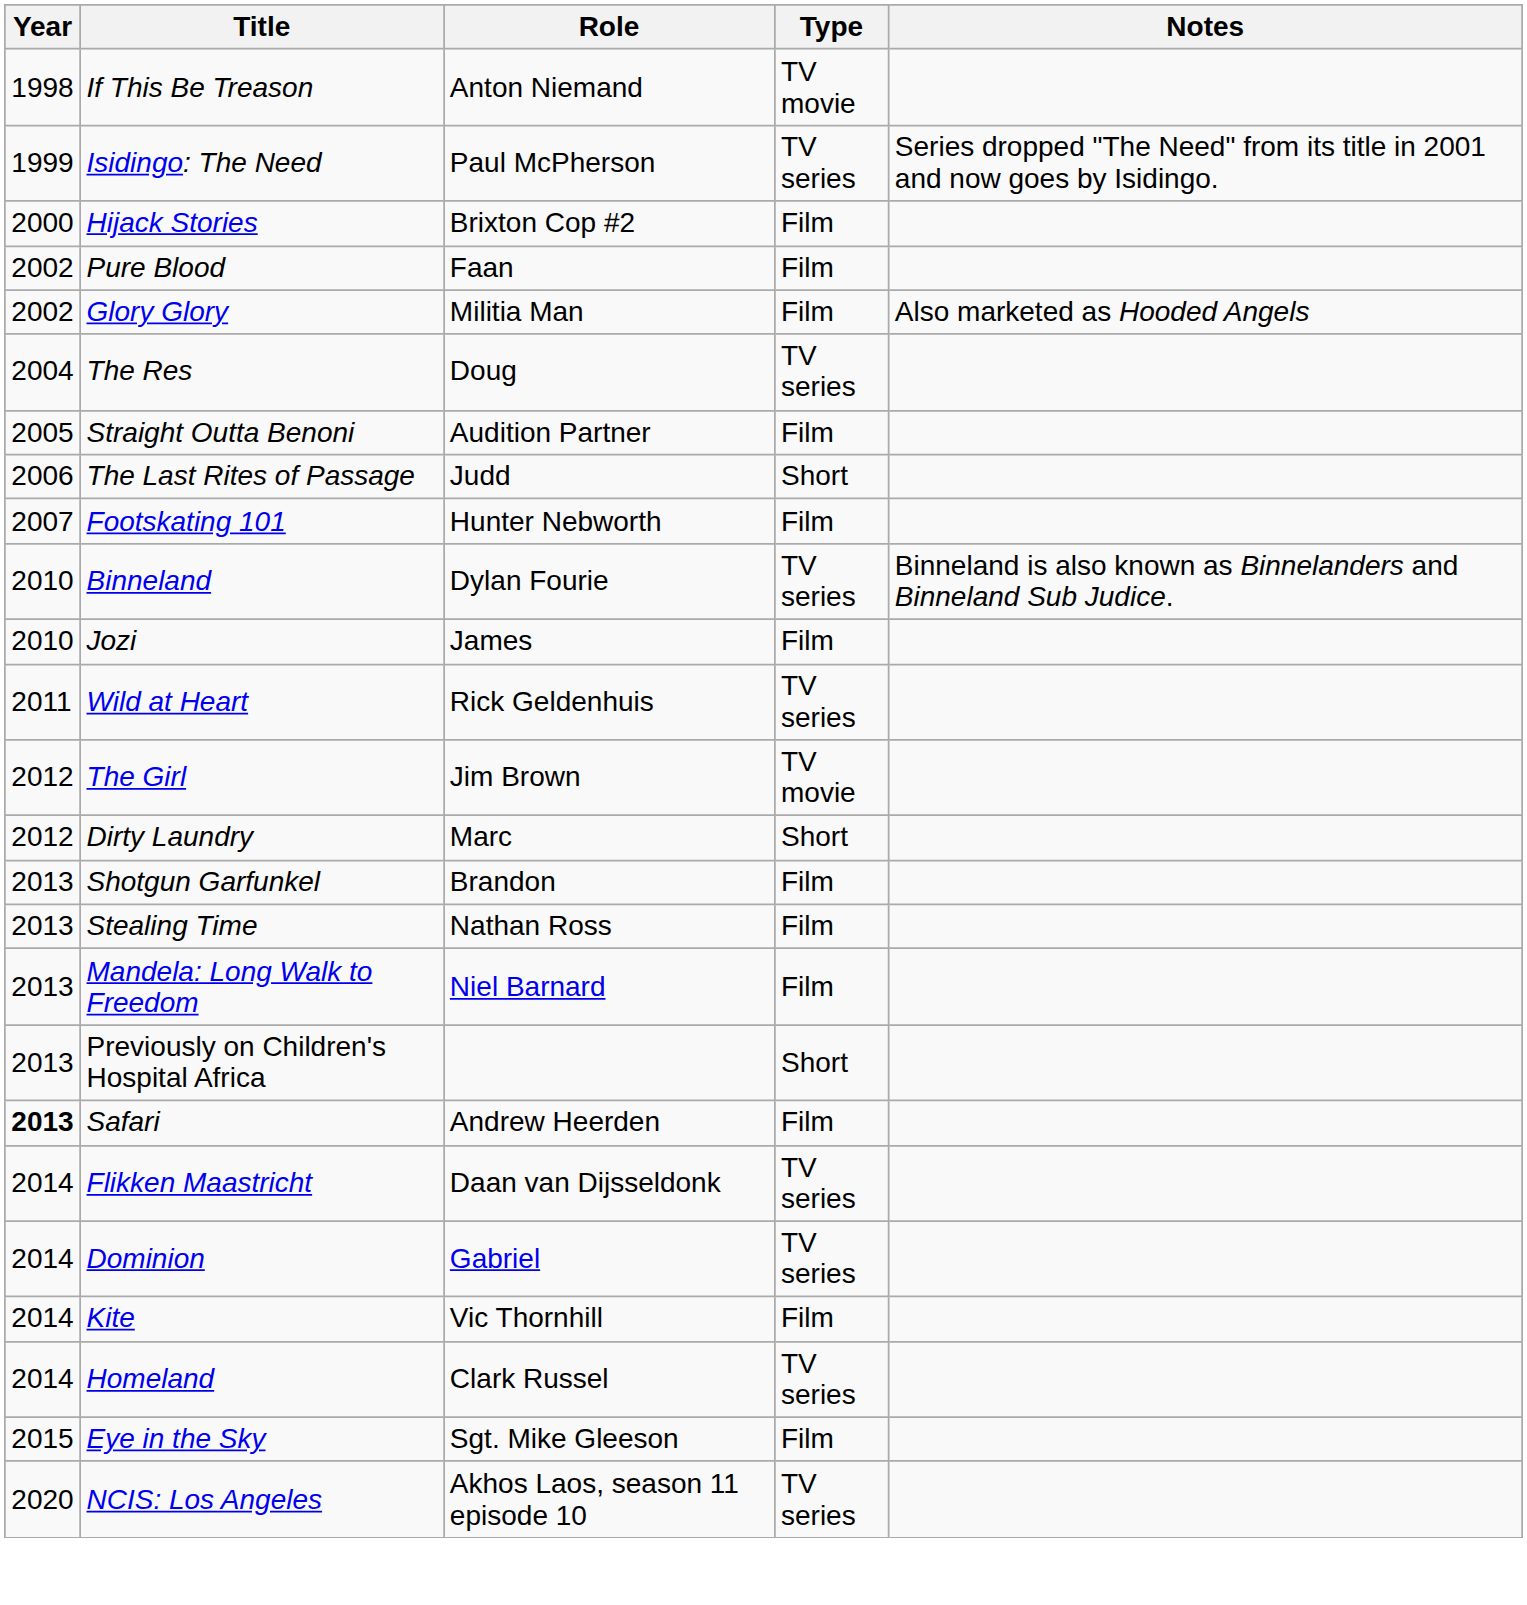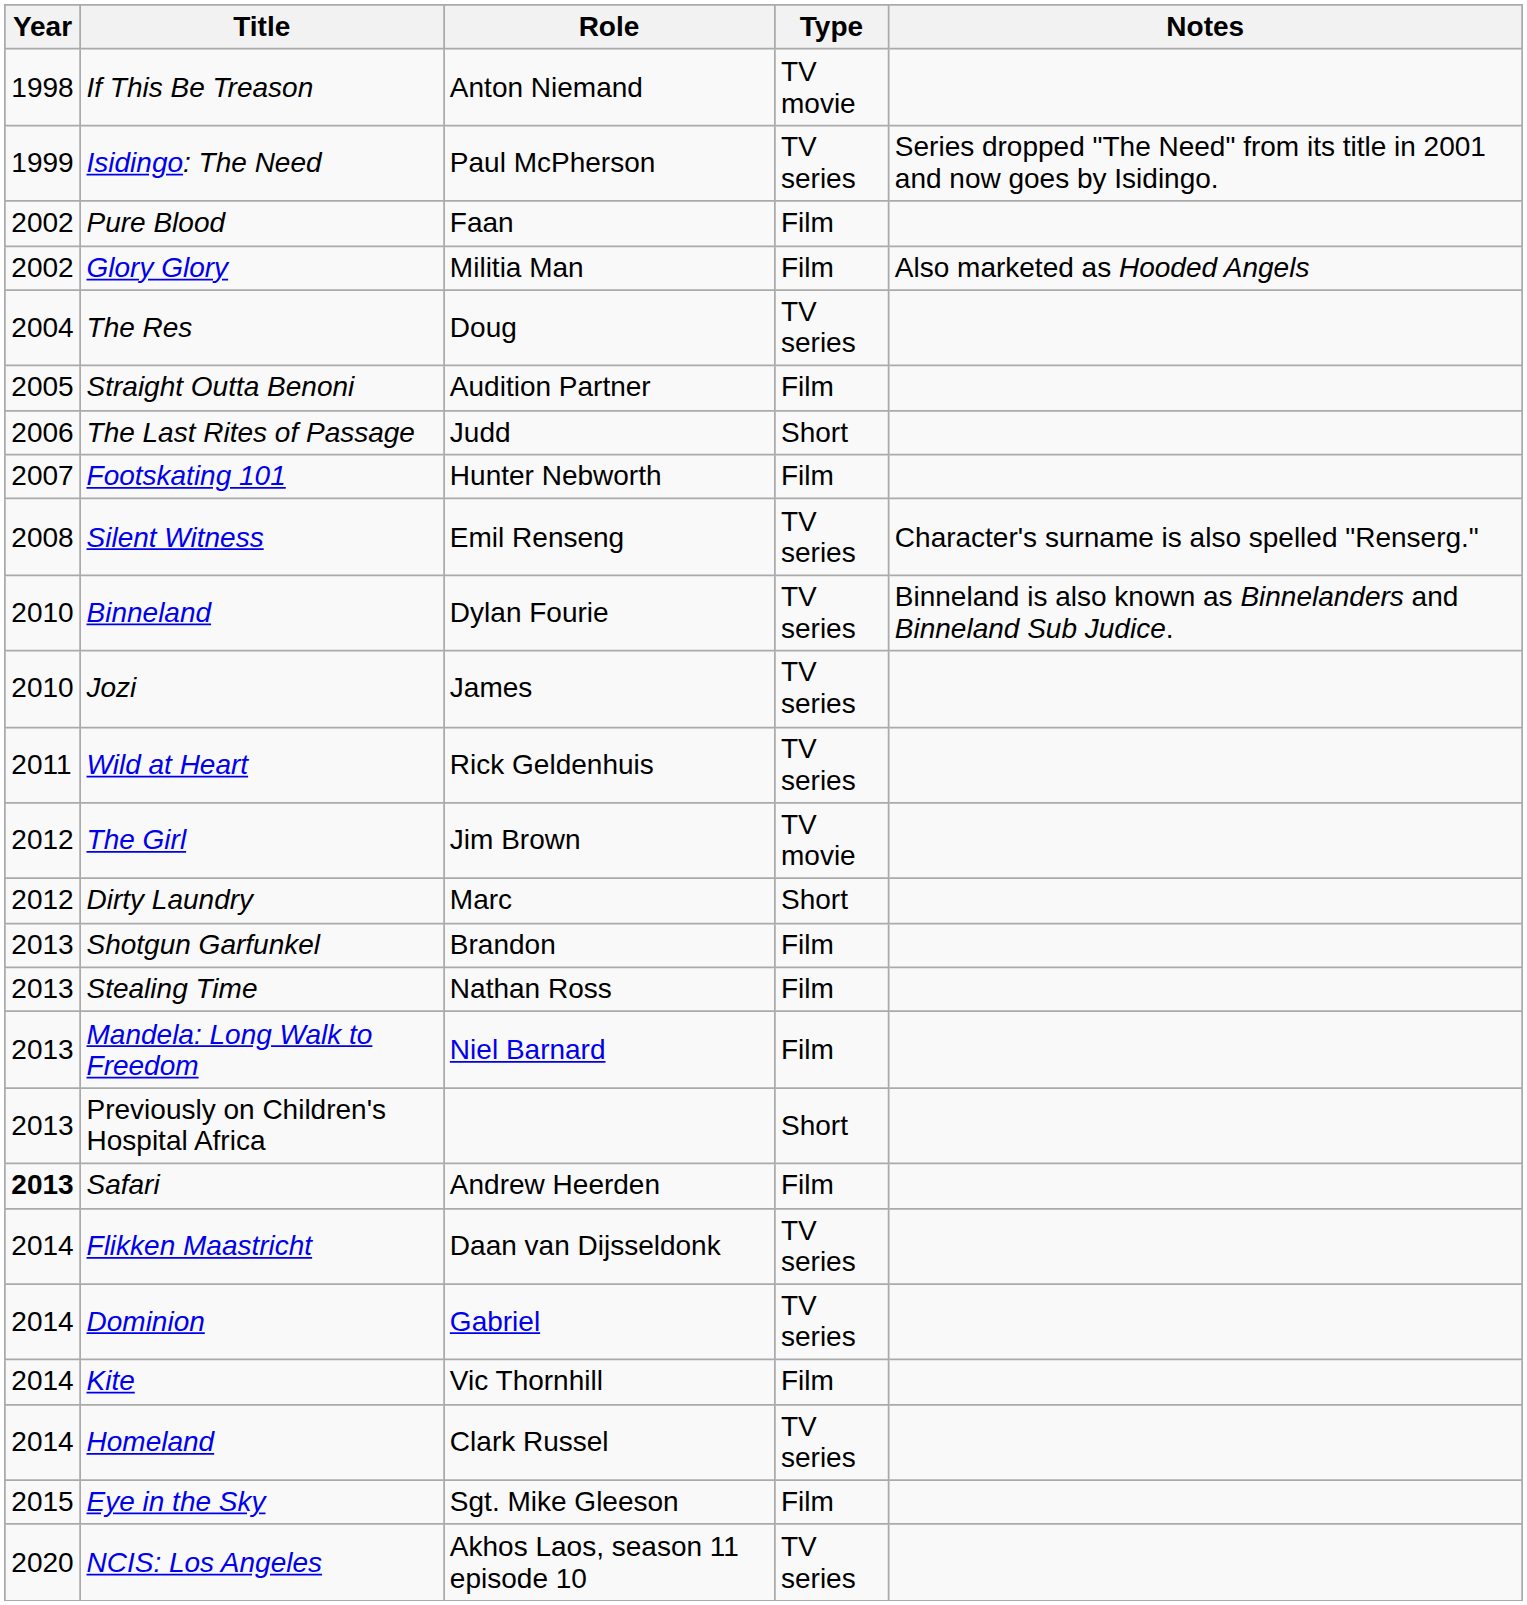- row: (172, 222)
+ row: (175, 536)
(807, 641) Film -> (818, 688) TV series
